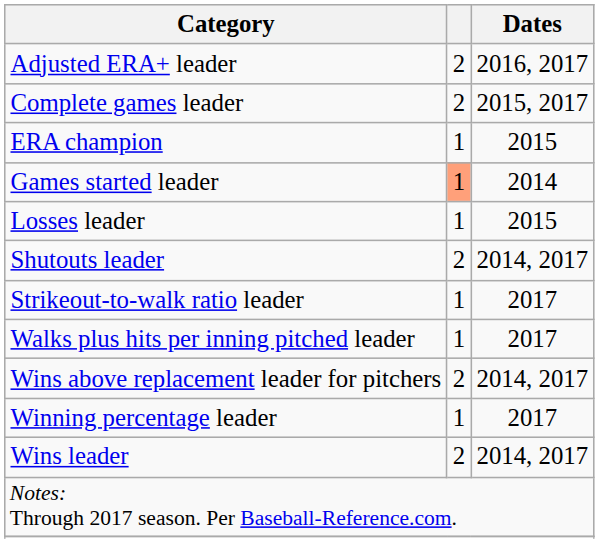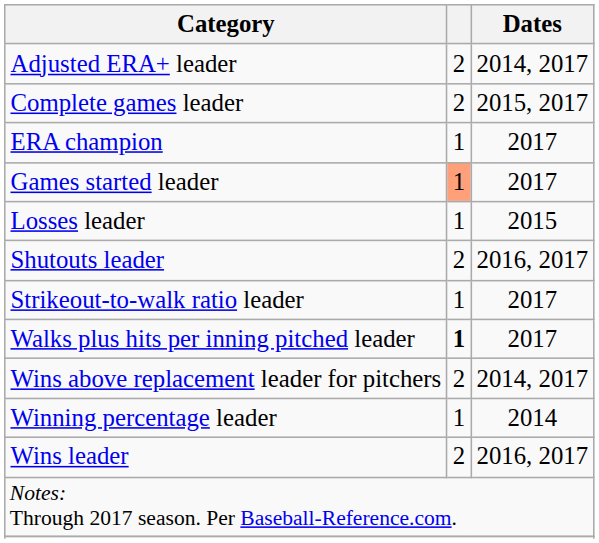(532, 63) 2016, 2017 -> (532, 63) 2014, 2017
(532, 142) 2015 -> (532, 142) 2017
(532, 181) 2014 -> (532, 181) 2017
(532, 260) 2014, 2017 -> (532, 260) 2016, 2017
(459, 338) normal -> (459, 338) bold
(532, 417) 2017 -> (532, 417) 2014
(532, 456) 2014, 2017 -> (532, 456) 2016, 2017
